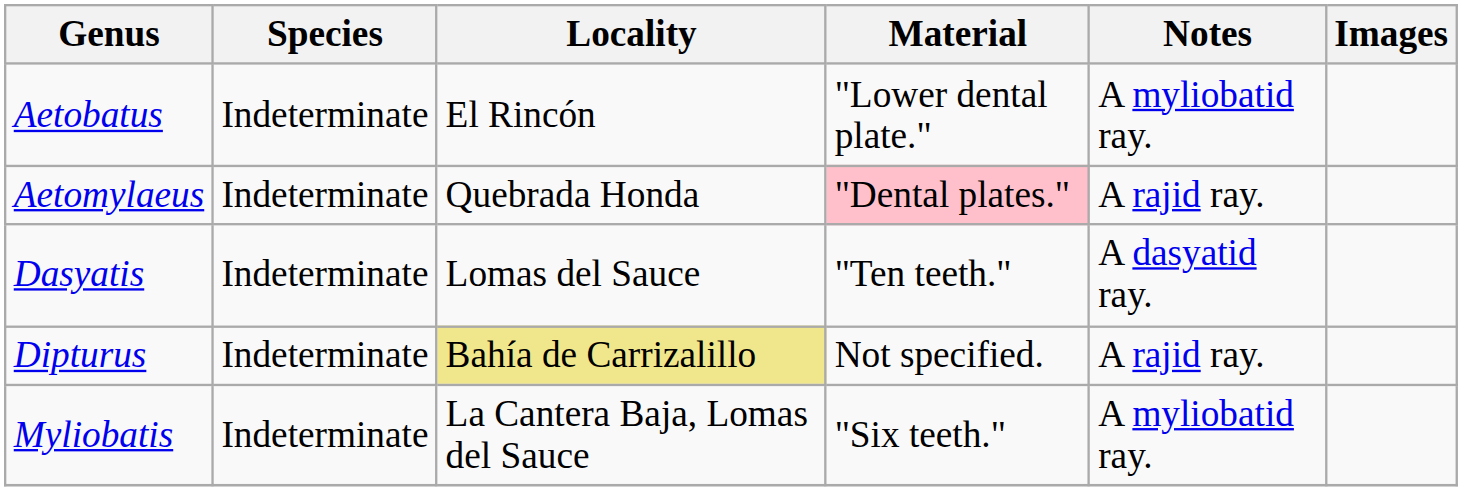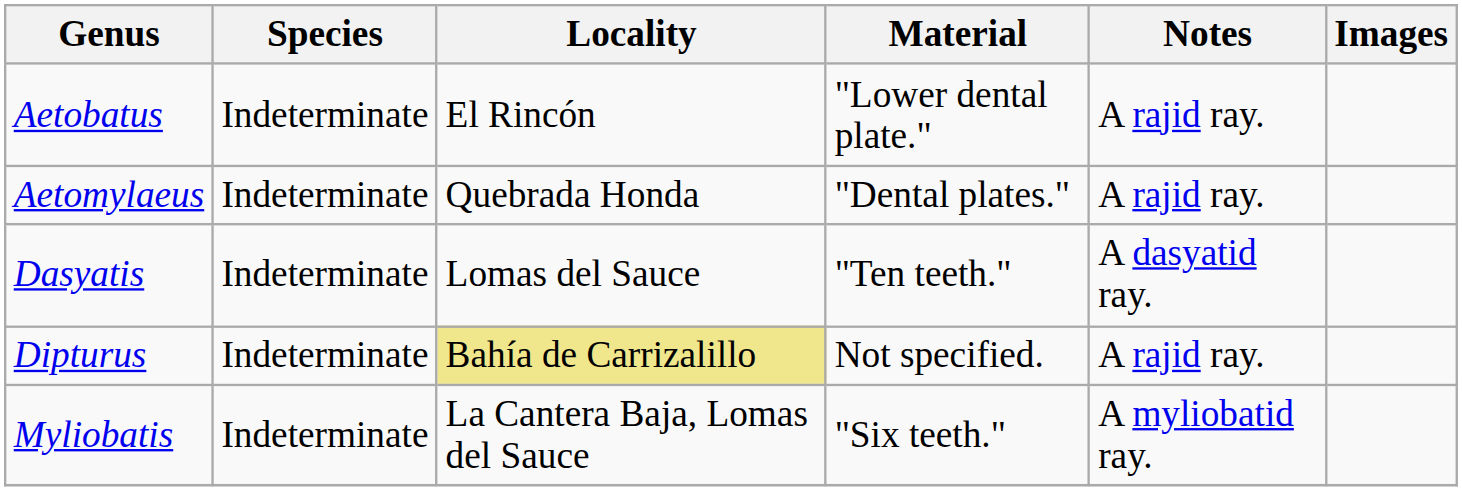(1196, 114) A myliobatid ray. -> (1181, 114) A rajid ray.
(952, 194) pink background -> (952, 194) no background
